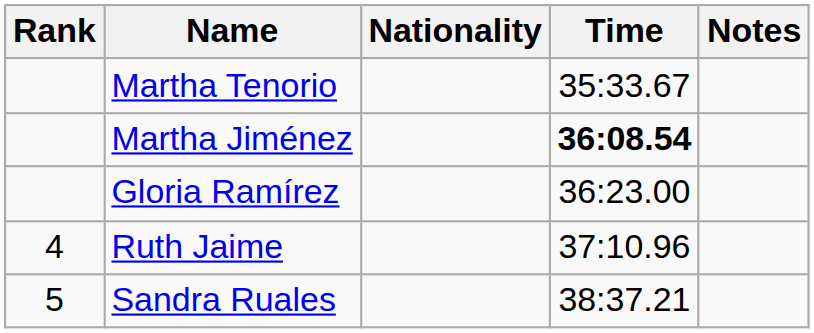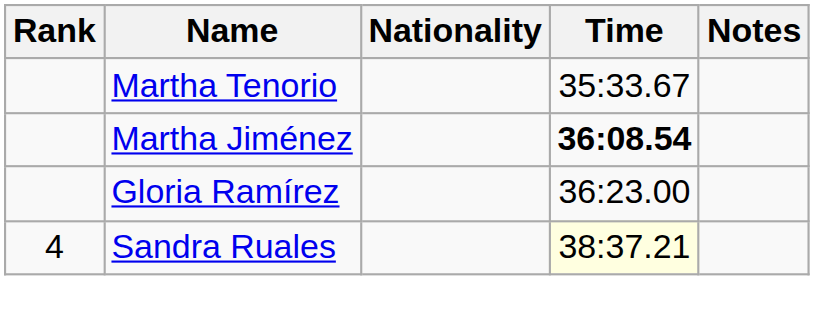- row: (197, 246)
(54, 300) 5 -> (54, 246) 4
(624, 300) no background -> (624, 246) lightyellow background
